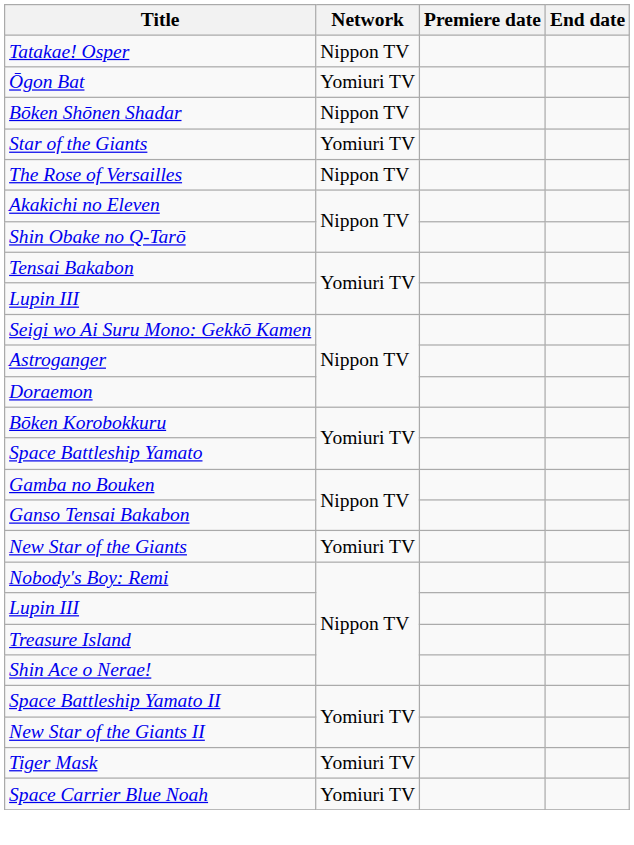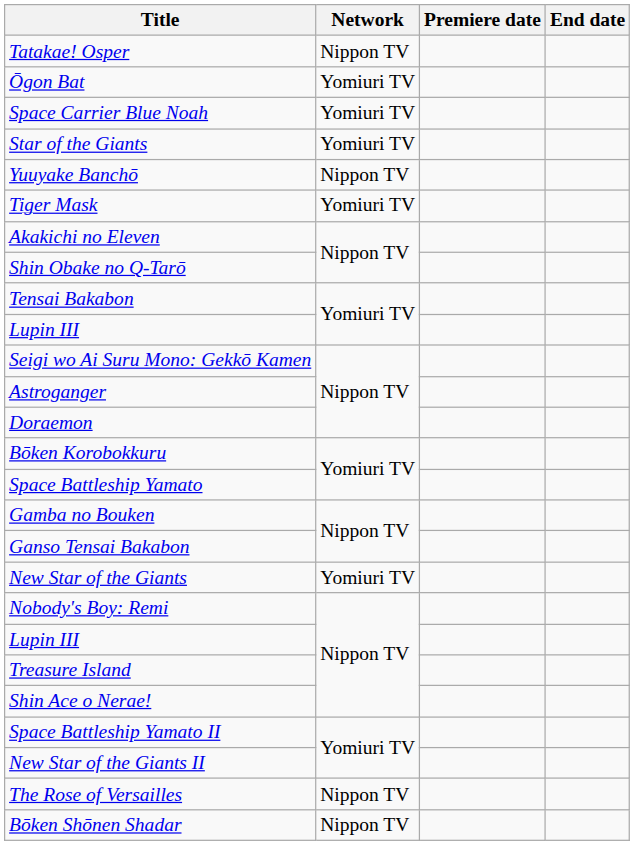rows swapped: (95, 112) <-> (109, 793)
+ row: (74, 174)
rows swapped: (53, 762) <-> (96, 174)
